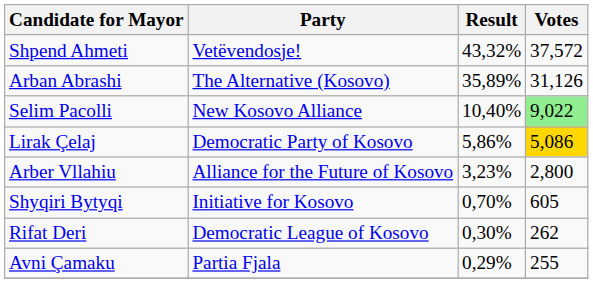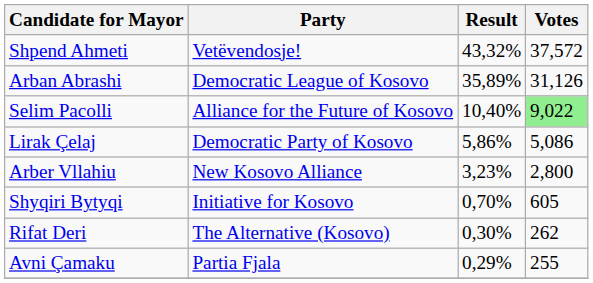(291, 80) The Alternative (Kosovo) -> (311, 80) Democratic League of Kosovo
(277, 111) New Kosovo Alliance -> (323, 111) Alliance for the Future of Kosovo
(552, 141) gold background -> (552, 141) no background
(323, 171) Alliance for the Future of Kosovo -> (277, 171) New Kosovo Alliance
(311, 232) Democratic League of Kosovo -> (291, 232) The Alternative (Kosovo)
